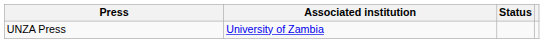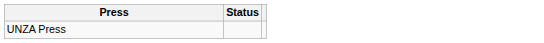- column: (360, 13)
